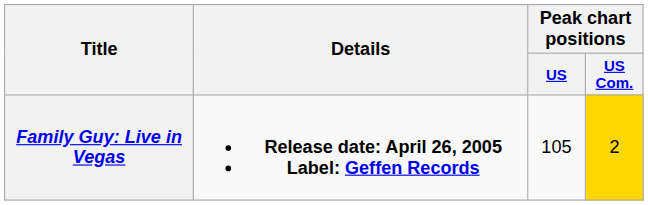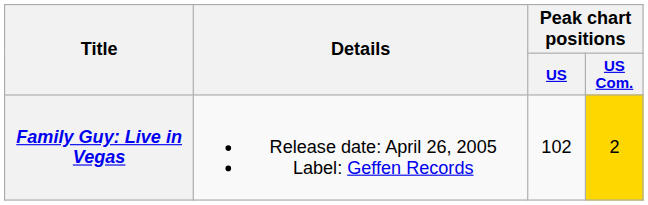(361, 158) bold -> (361, 158) normal
(556, 147) 105 -> (556, 147) 102
